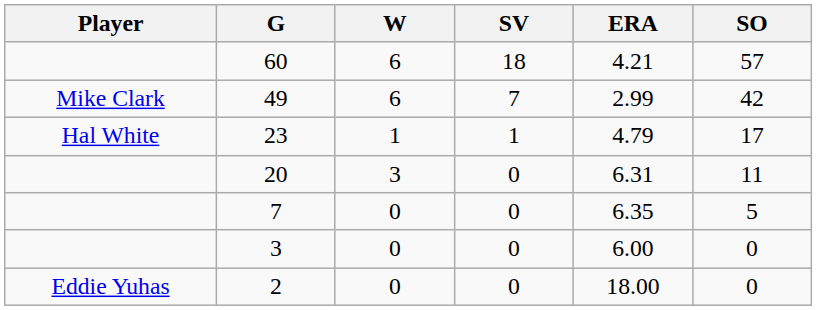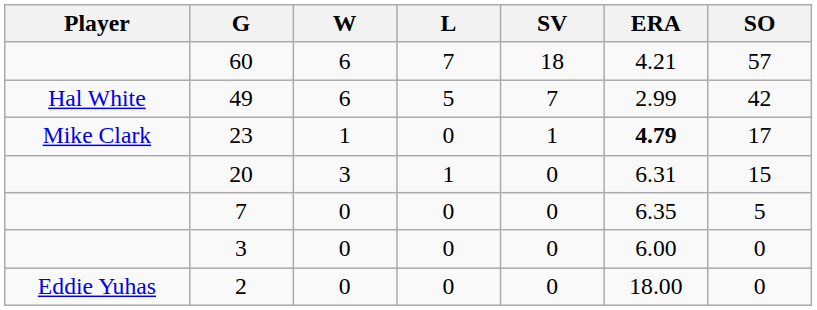+ column: (448, 23)
(111, 98) Mike Clark -> (97, 98) Hal White
(111, 135) Hal White -> (97, 135) Mike Clark
(633, 135) normal -> (656, 135) bold
(752, 173) 11 -> (760, 173) 15
